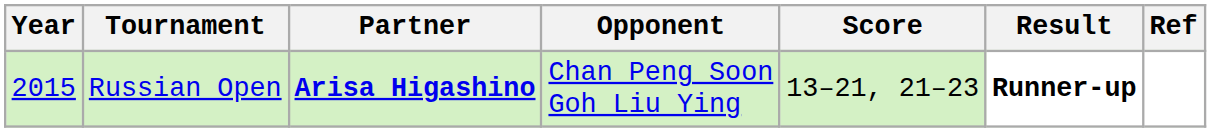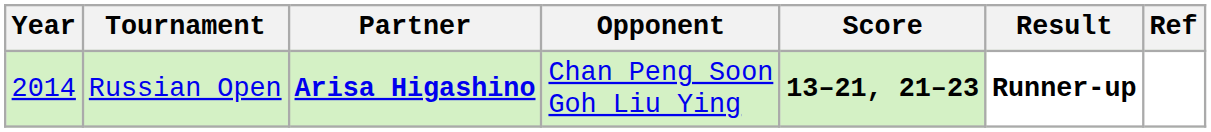(44, 88) 2015 -> (44, 88) 2014
(883, 88) normal -> (883, 88) bold
